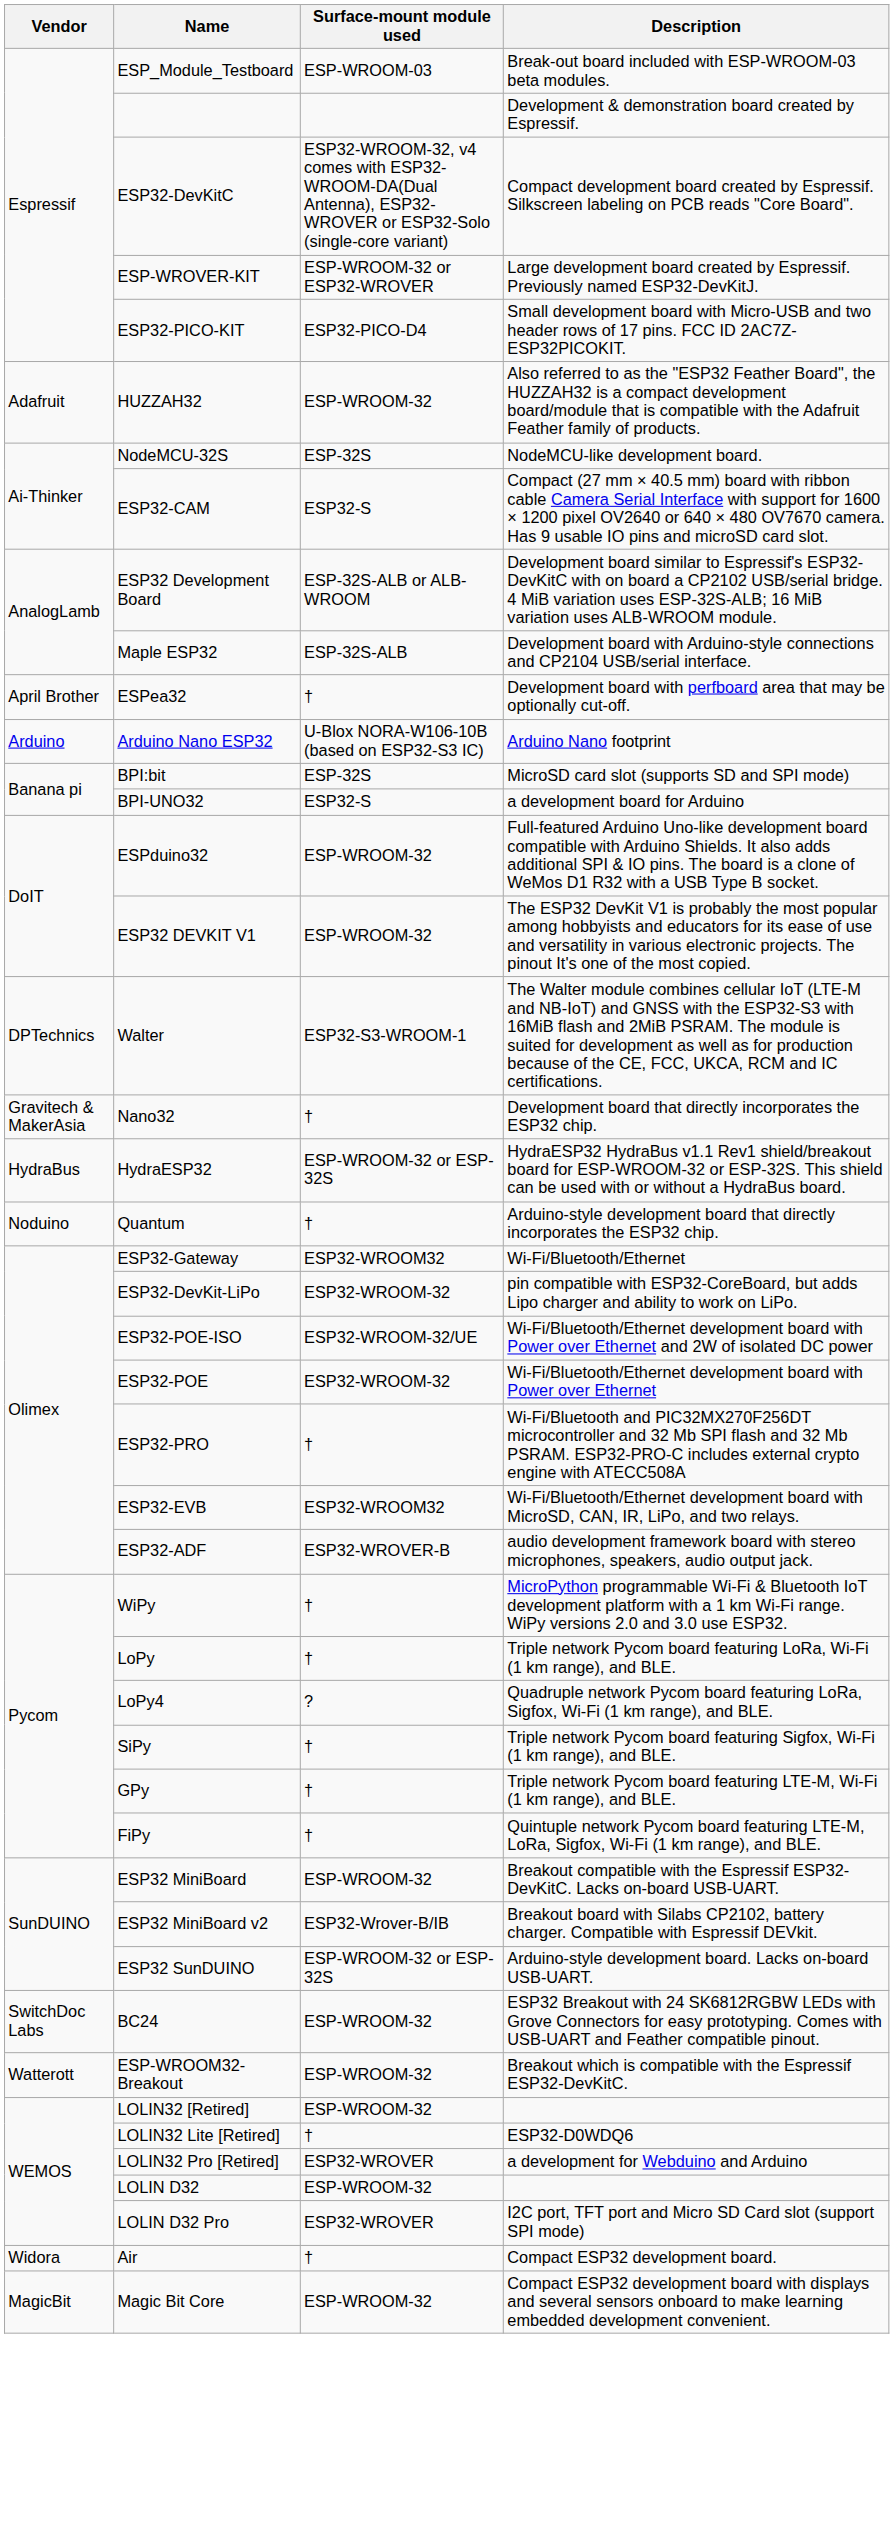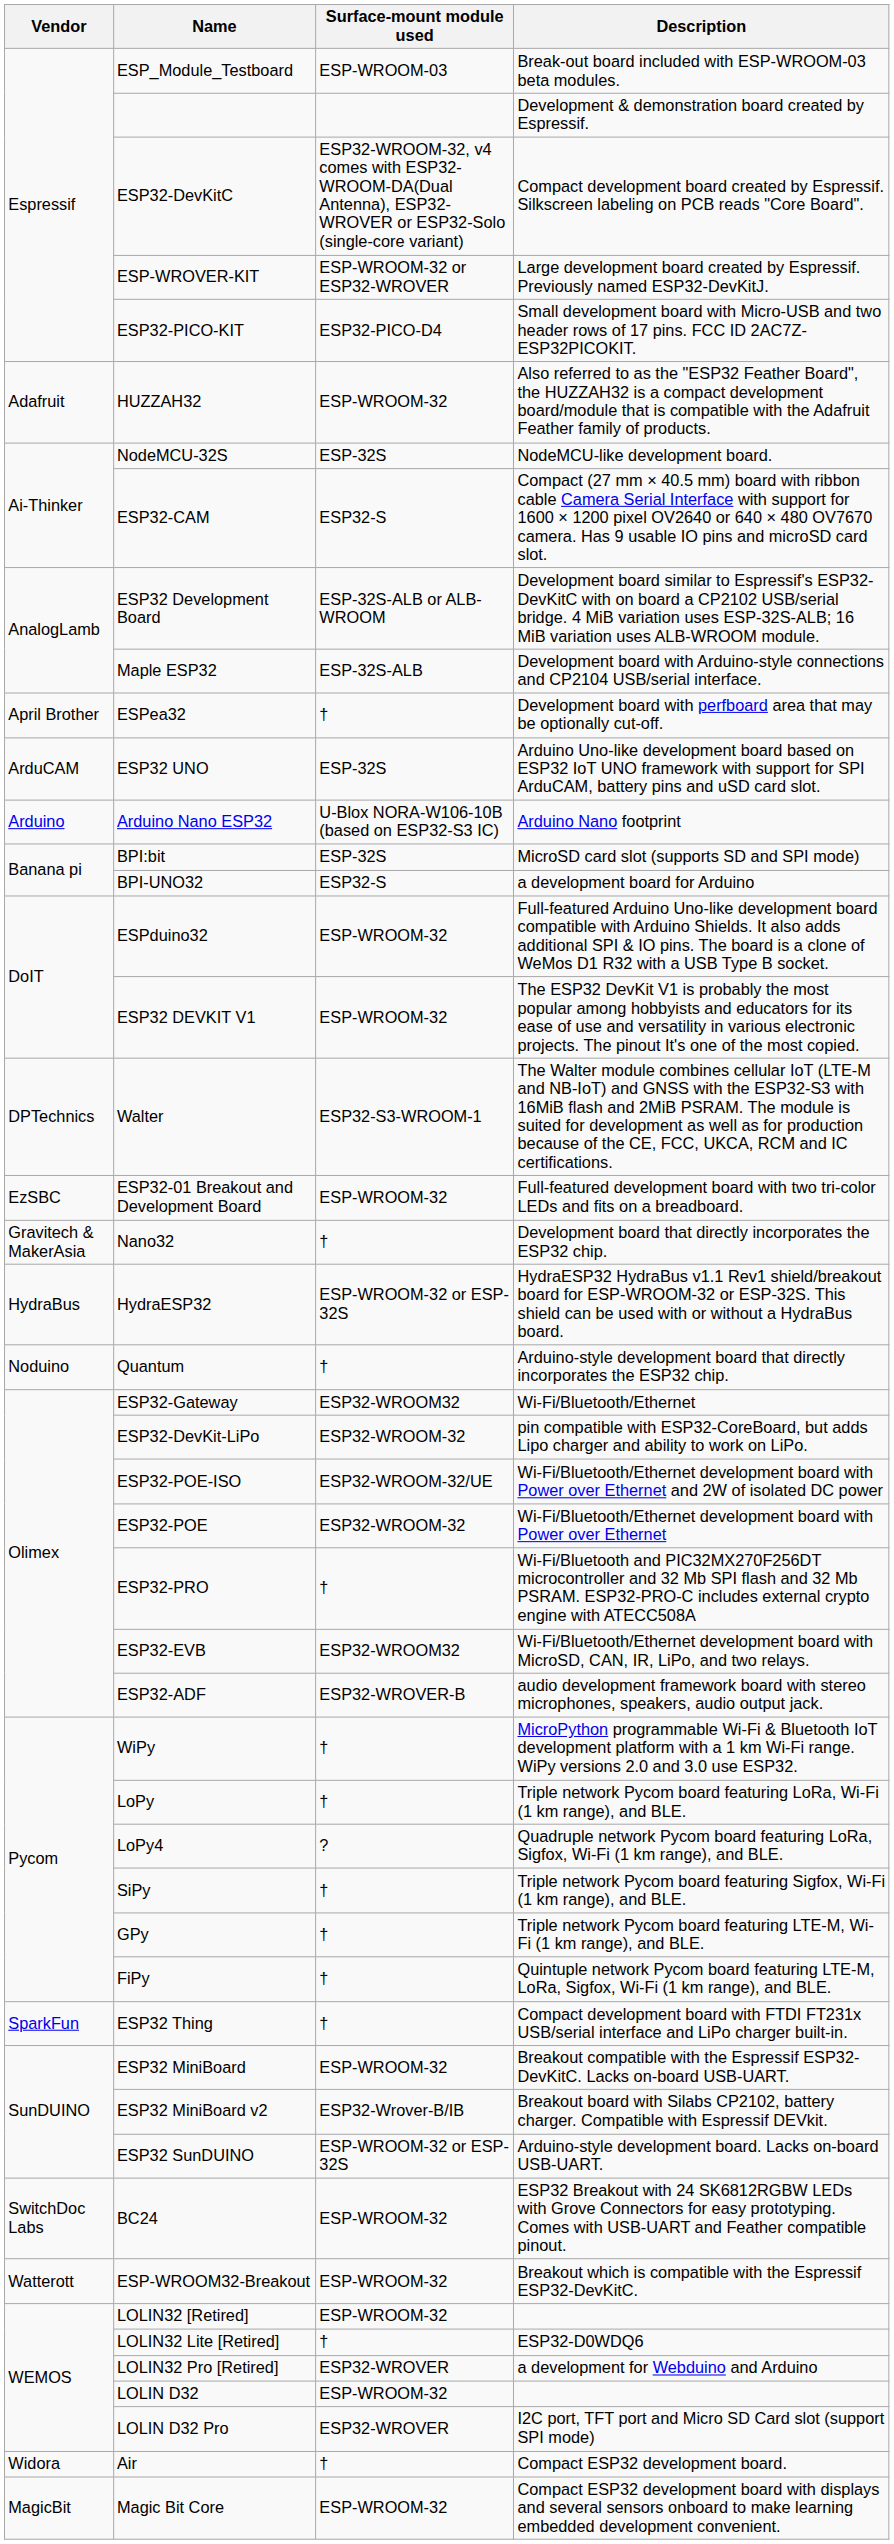+ row: (163, 768)
+ row: (205, 1197)
+ row: (165, 2023)
